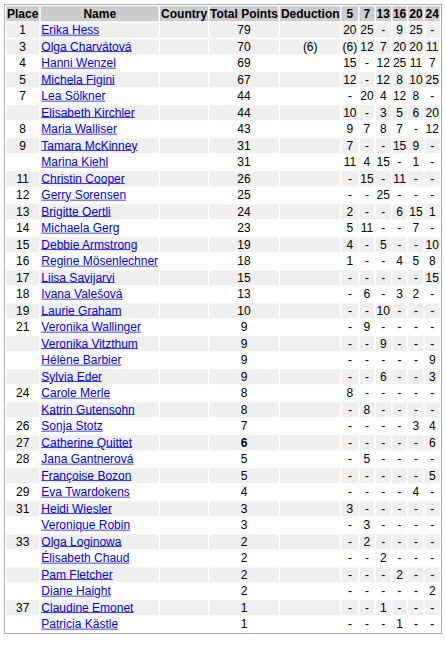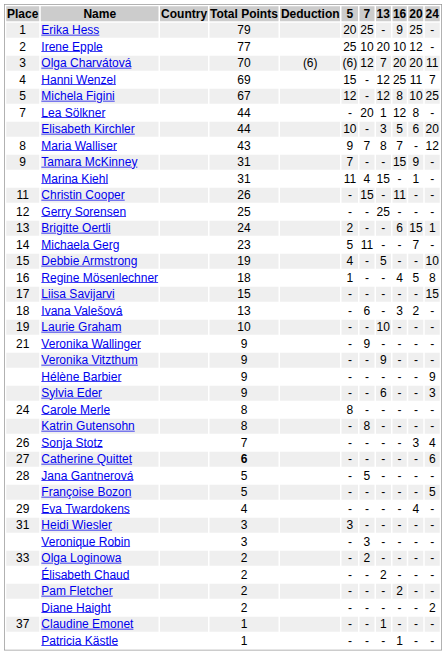+ row: (72, 46)
(383, 96) 4 -> (383, 112) 1
